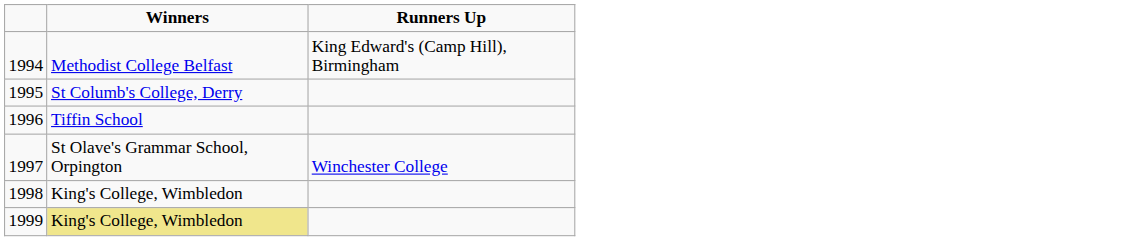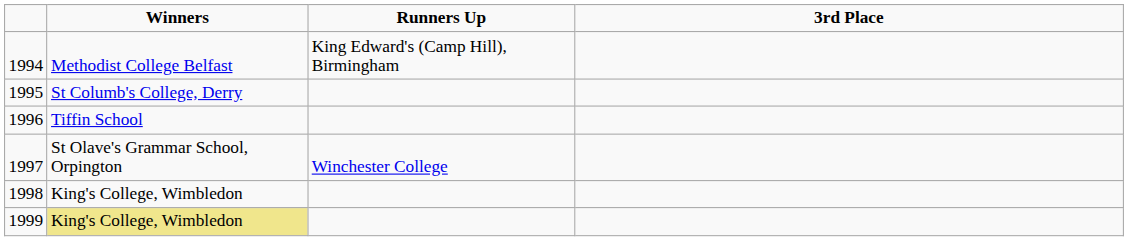+ column: (849, 18)
